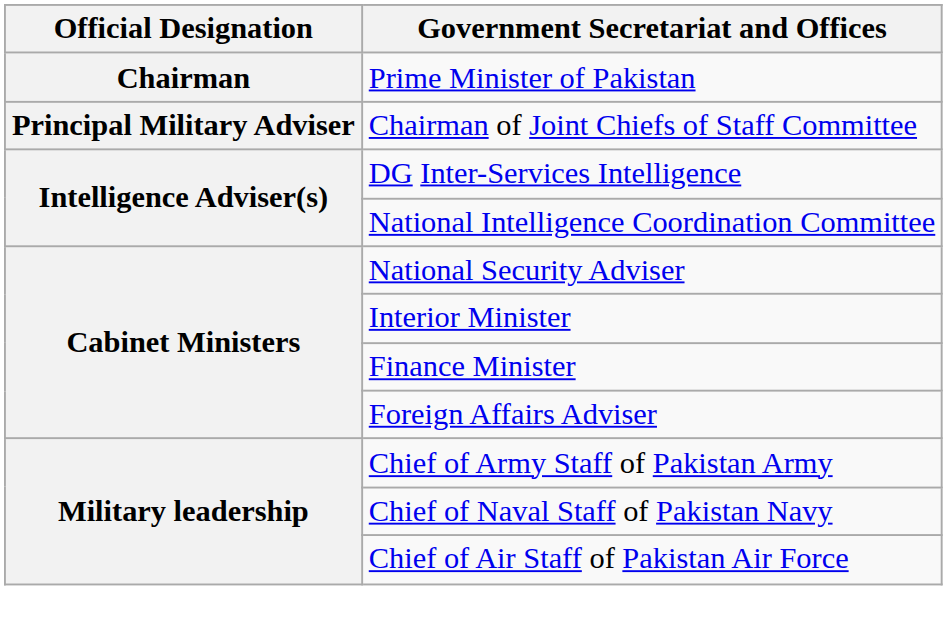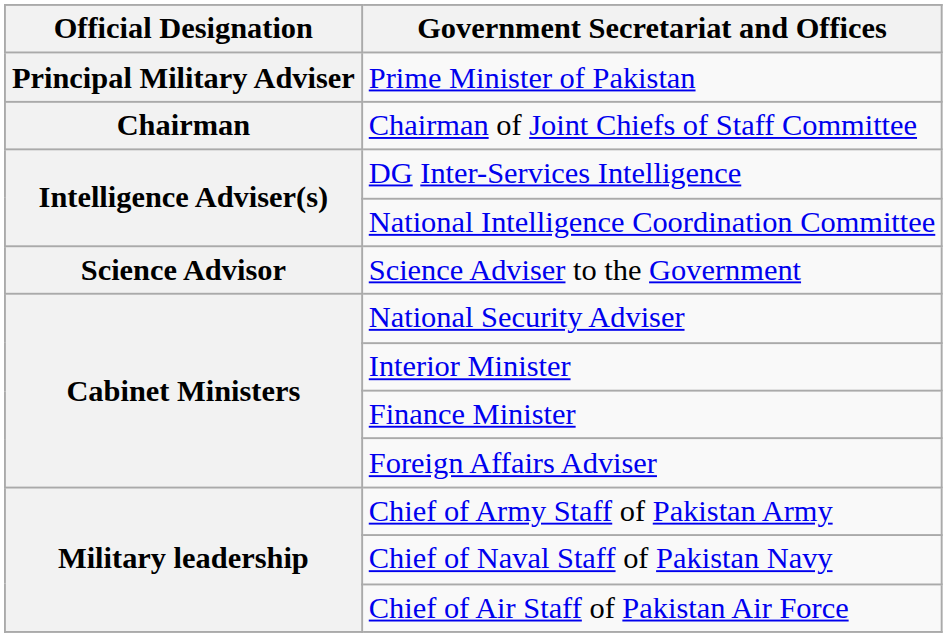(183, 76) Chairman -> (183, 76) Principal Military Adviser
(183, 125) Principal Military Adviser -> (183, 125) Chairman
+ row: (585, 269)
